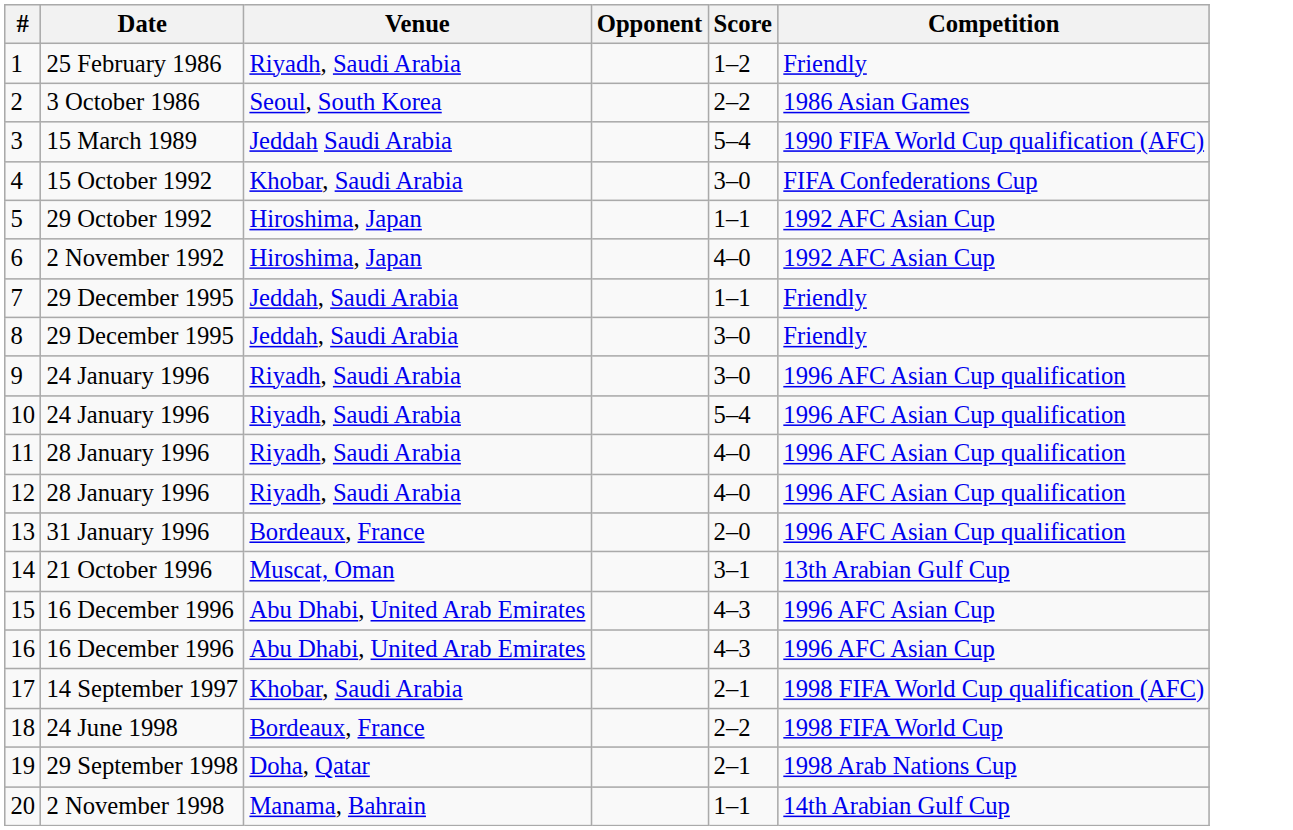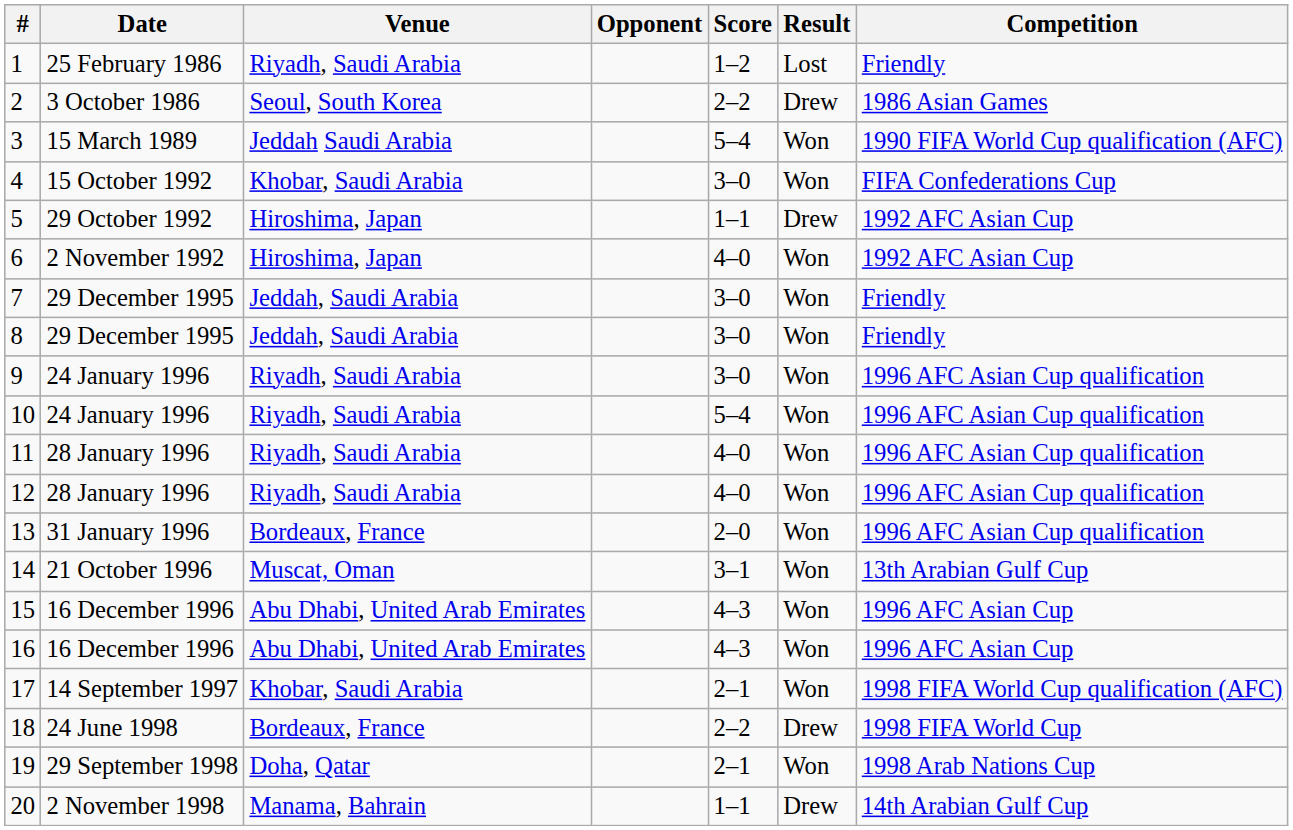+ column: (817, 24)
(732, 297) 1–1 -> (732, 297) 3–0
